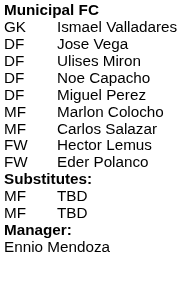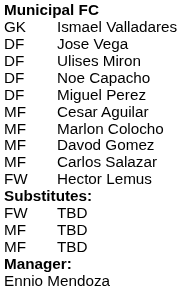+ row: (15, 111)
+ row: (15, 145)
- row: (16, 162)
+ row: (16, 213)
